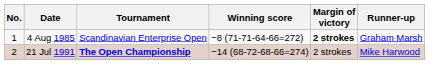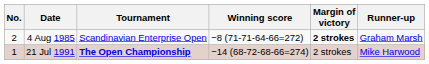(14, 37) 1 -> (14, 37) 2
(14, 52) 2 -> (14, 52) 1
